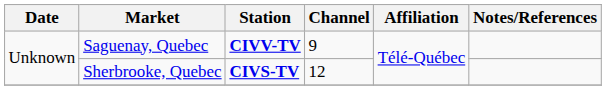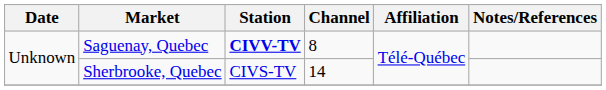(313, 44) 9 -> (313, 44) 8
(264, 71) bold -> (263, 71) normal
(317, 71) 12 -> (317, 71) 14
